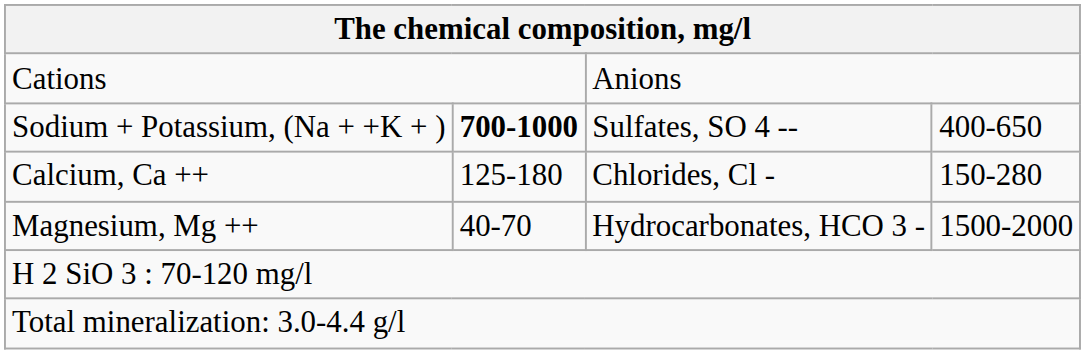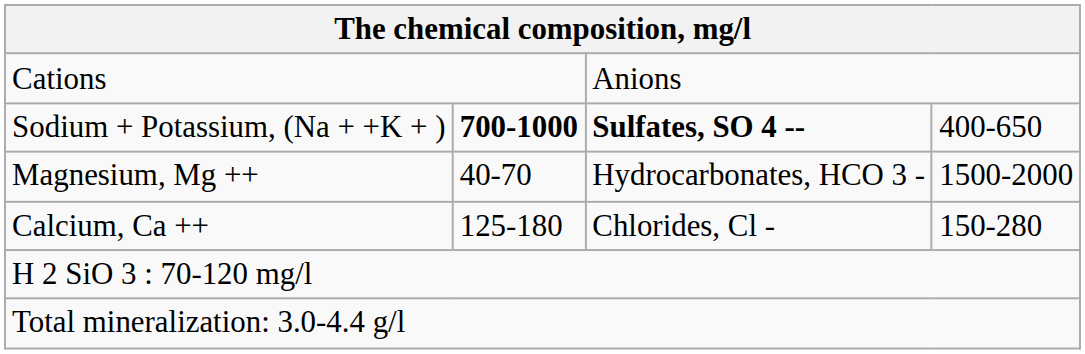(695, 126) normal -> (699, 126) bold
rows swapped: (135, 224) <-> (111, 175)
